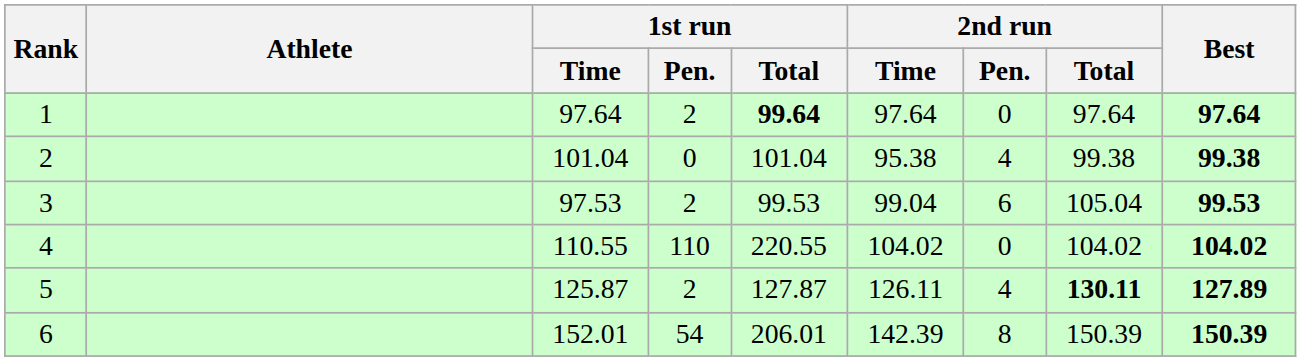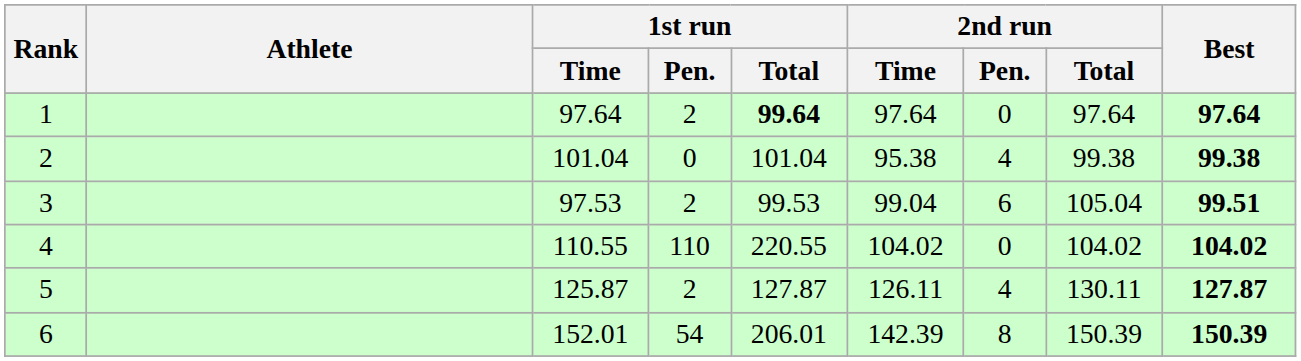(1229, 202) 99.53 -> (1229, 202) 99.51
(1104, 289) bold -> (1104, 289) normal
(1229, 289) 127.89 -> (1229, 289) 127.87
